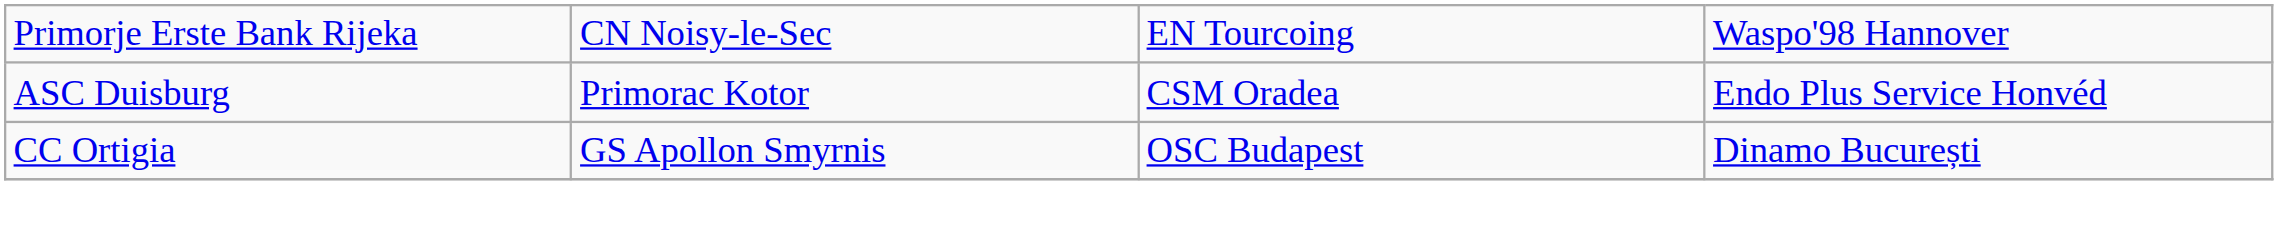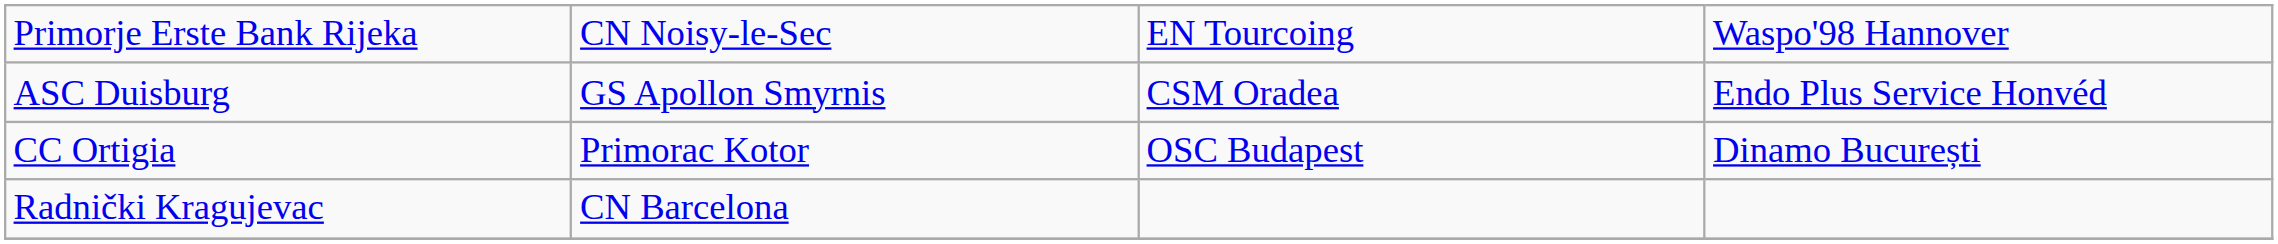(695, 91) Primorac Kotor -> (733, 91) GS Apollon Smyrnis
(733, 149) GS Apollon Smyrnis -> (695, 149) Primorac Kotor
+ row: (169, 207)
